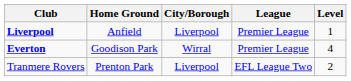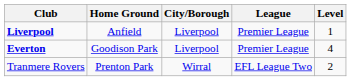(197, 48) Wirral -> (197, 48) Liverpool
(197, 66) Liverpool -> (197, 66) Wirral
